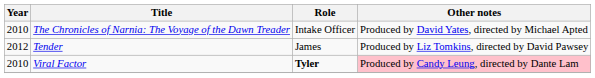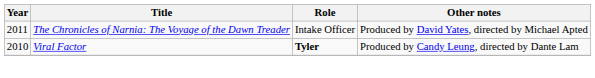(18, 30) 2010 -> (17, 30) 2011
- row: (48, 47)
(469, 64) pink background -> (469, 47) no background
